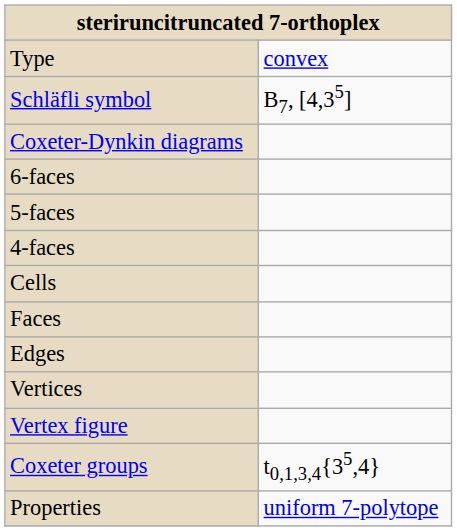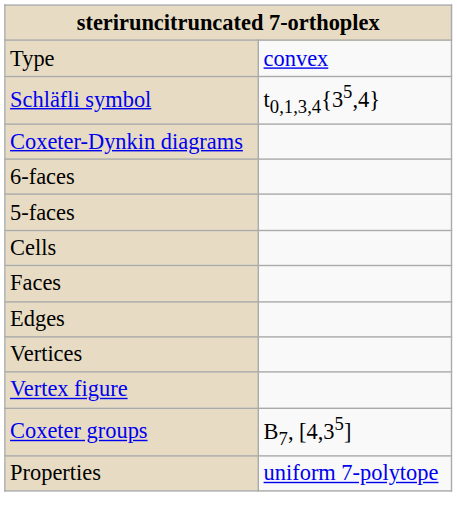(307, 99) B7, [4,35] -> (322, 99) t0,1,3,4{35,4}
- row: (42, 247)
(322, 466) t0,1,3,4{35,4} -> (307, 431) B7, [4,35]
